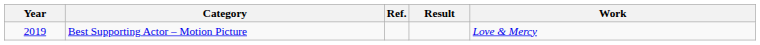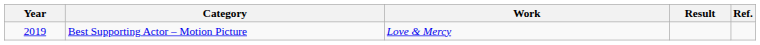columns swapped: (613, 13) <-> (397, 13)
